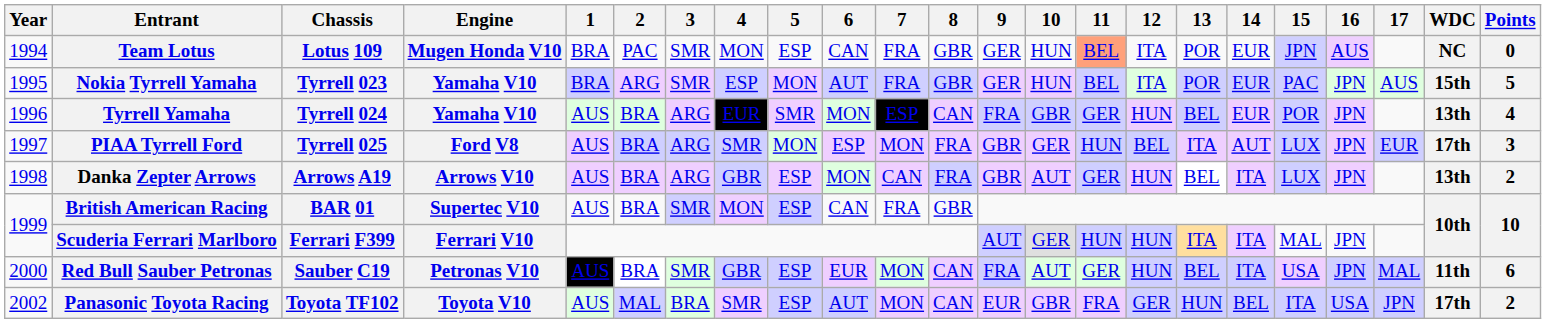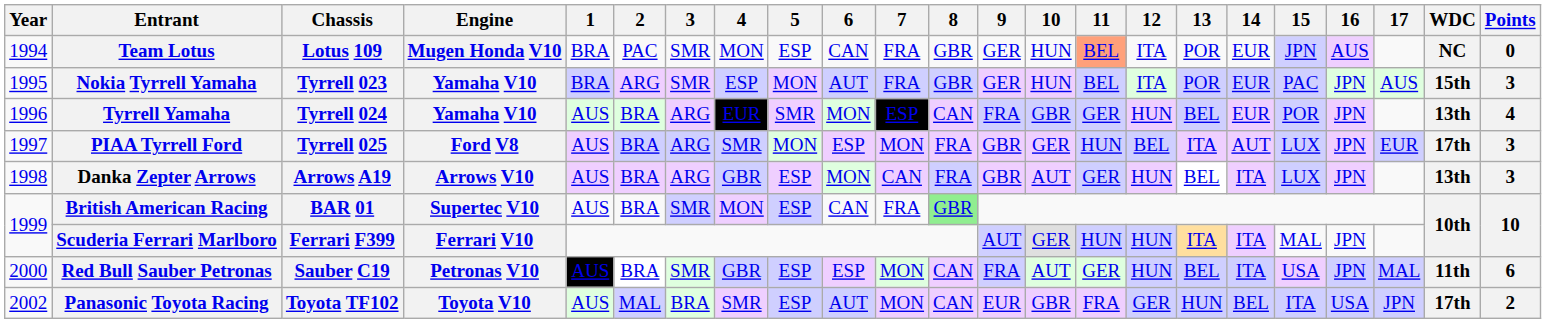(1510, 82) 5 -> (1510, 82) 3
(1510, 176) 2 -> (1510, 176) 3
(953, 208) no background -> (953, 208) lightgreen background
(848, 271) EUR -> (848, 271) ESP
